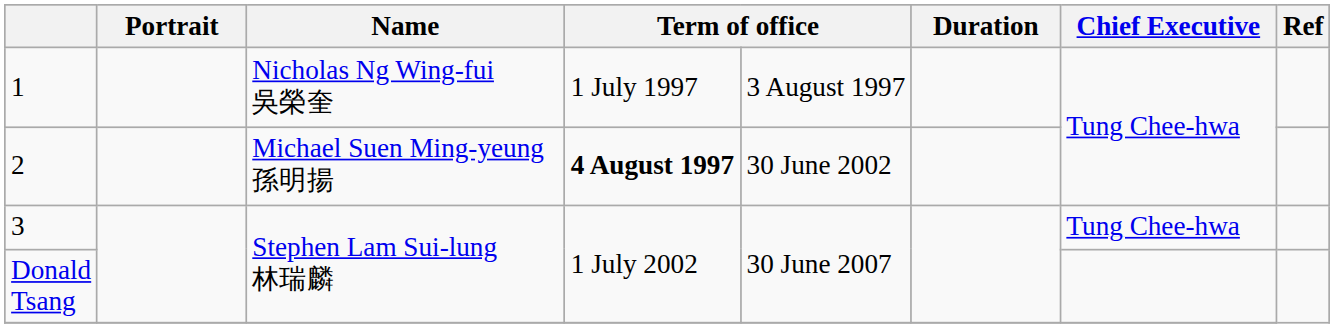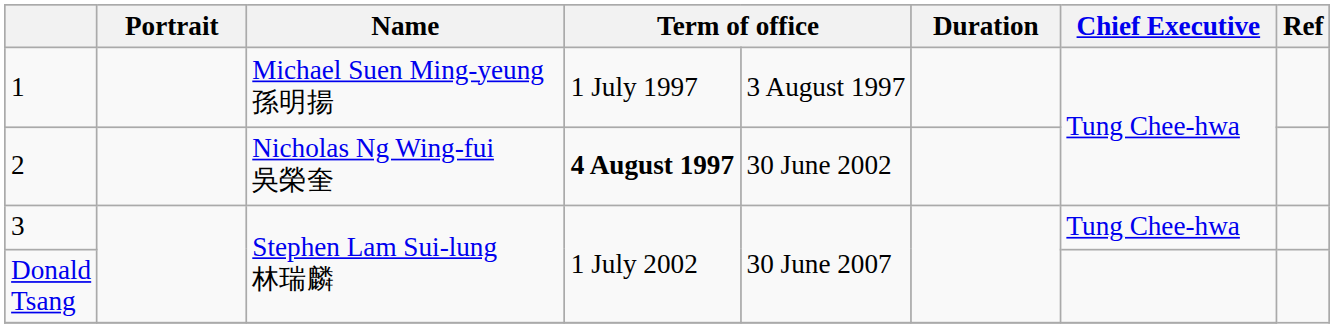(373, 85) Nicholas Ng Wing-fui 吳榮奎 -> (398, 85) Michael Suen Ming-yeung 孫明揚
(398, 164) Michael Suen Ming-yeung 孫明揚 -> (373, 164) Nicholas Ng Wing-fui 吳榮奎
